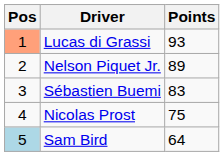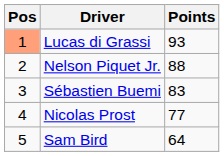(177, 66) 89 -> (177, 66) 88
(177, 115) 75 -> (177, 115) 77
(22, 140) lightblue background -> (22, 140) no background
